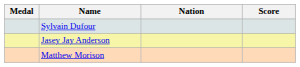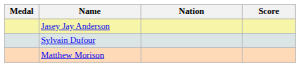rows swapped: (75, 41) <-> (68, 26)
